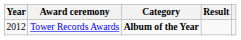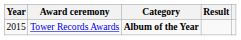(16, 27) 2012 -> (16, 27) 2015
